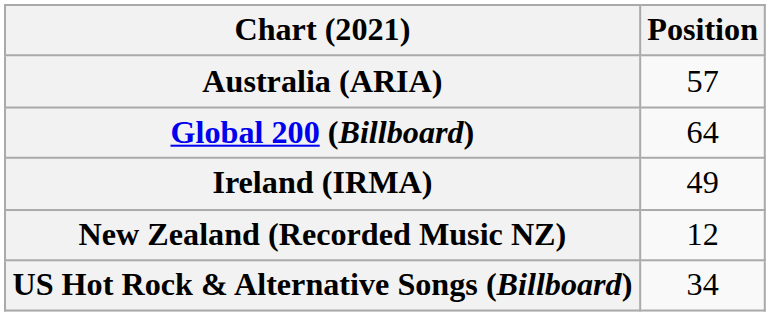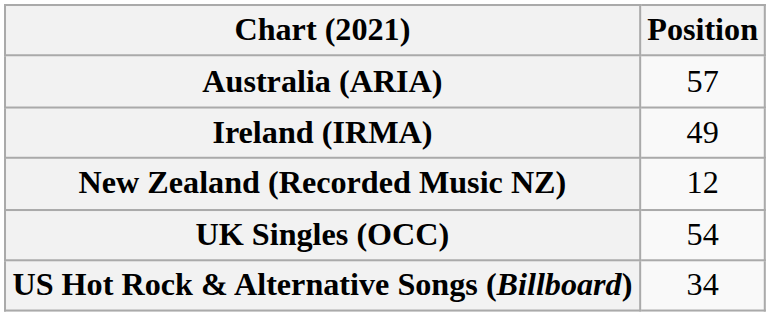- row: (322, 132)
+ row: (322, 234)
